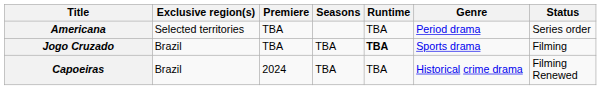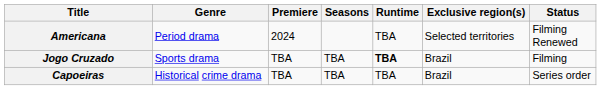columns swapped: (472, 13) <-> (206, 13)
(273, 30) TBA -> (283, 36) 2024
(562, 30) Series order -> (555, 36) Filming Renewed
(274, 70) 2024 -> (281, 76) TBA
(555, 70) Filming Renewed -> (562, 76) Series order
